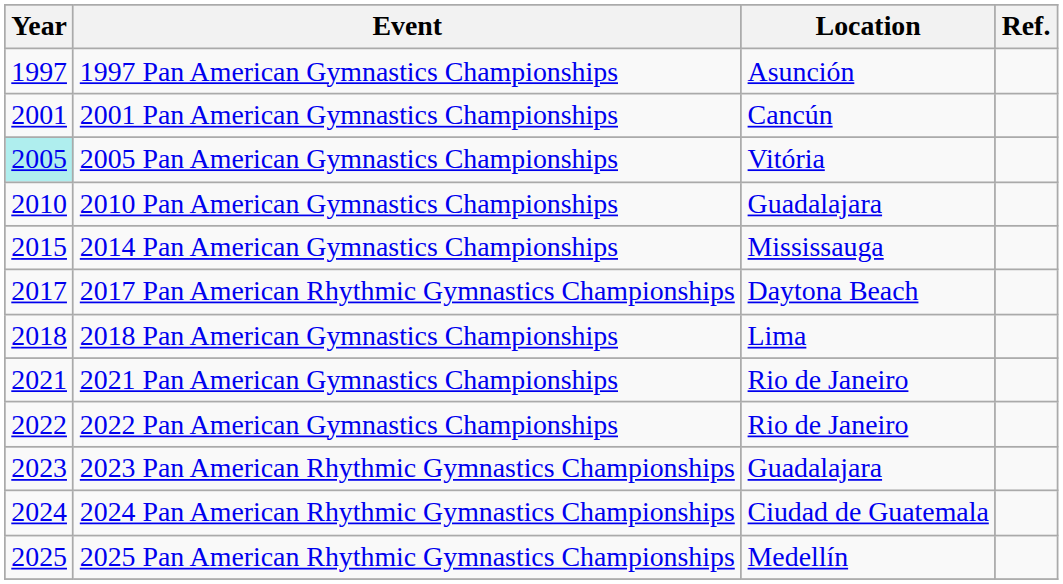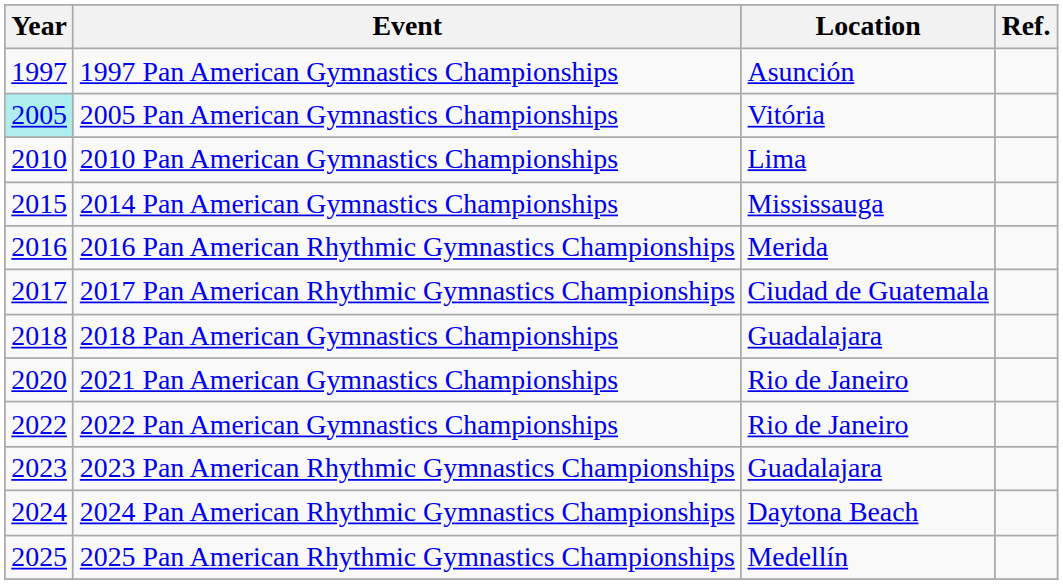- row: (349, 114)
(815, 203) Guadalajara -> (777, 159) Lima
+ row: (407, 247)
(833, 291) Daytona Beach -> (868, 291) Ciudad de Guatemala
(777, 335) Lima -> (815, 335) Guadalajara
(39, 379) 2021 -> (39, 379) 2020
(868, 512) Ciudad de Guatemala -> (833, 512) Daytona Beach
